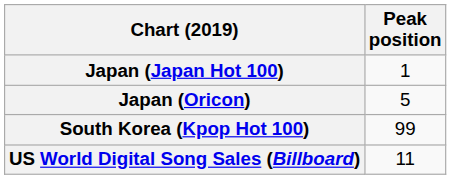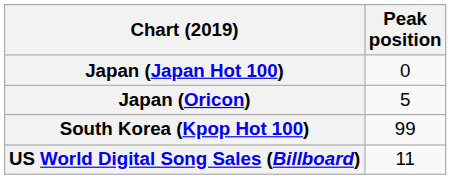(405, 70) 1 -> (405, 70) 0
